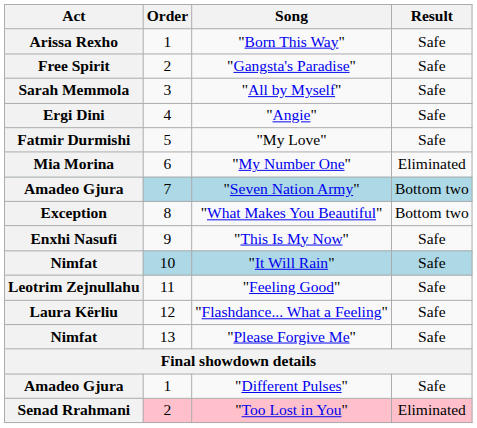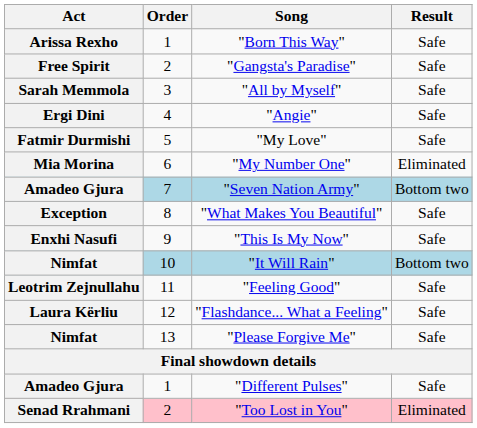(432, 213) Bottom two -> (432, 213) Safe
(432, 262) Safe -> (432, 262) Bottom two
